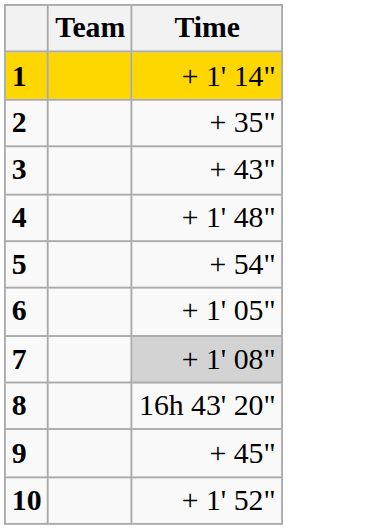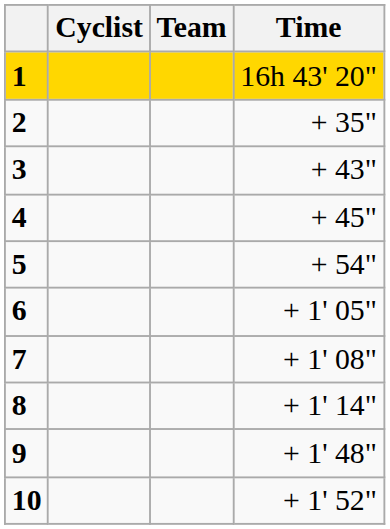+ column: (99, 28)
(229, 75) + 1' 14" -> (309, 75) 16h 43' 20"
(229, 216) + 1' 48" -> (344, 216) + 45"
(229, 358) lightgrey background -> (330, 358) no background
(207, 405) 16h 43' 20" -> (330, 405) + 1' 14"
(242, 452) + 45" -> (330, 452) + 1' 48"
